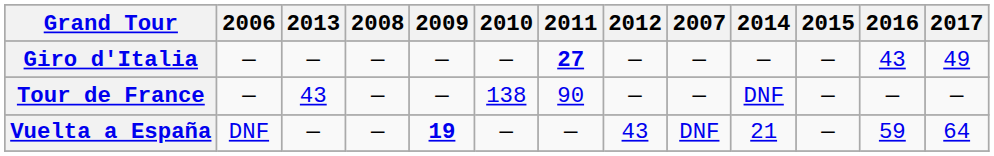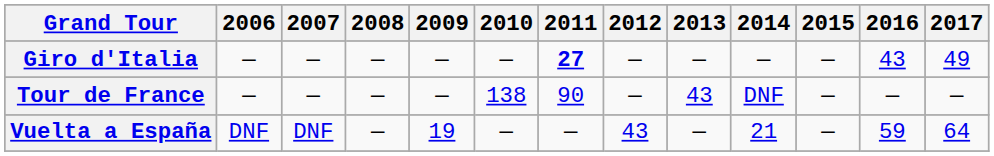columns swapped: (699, 23) <-> (313, 23)
(442, 132) bold -> (442, 132) normal
